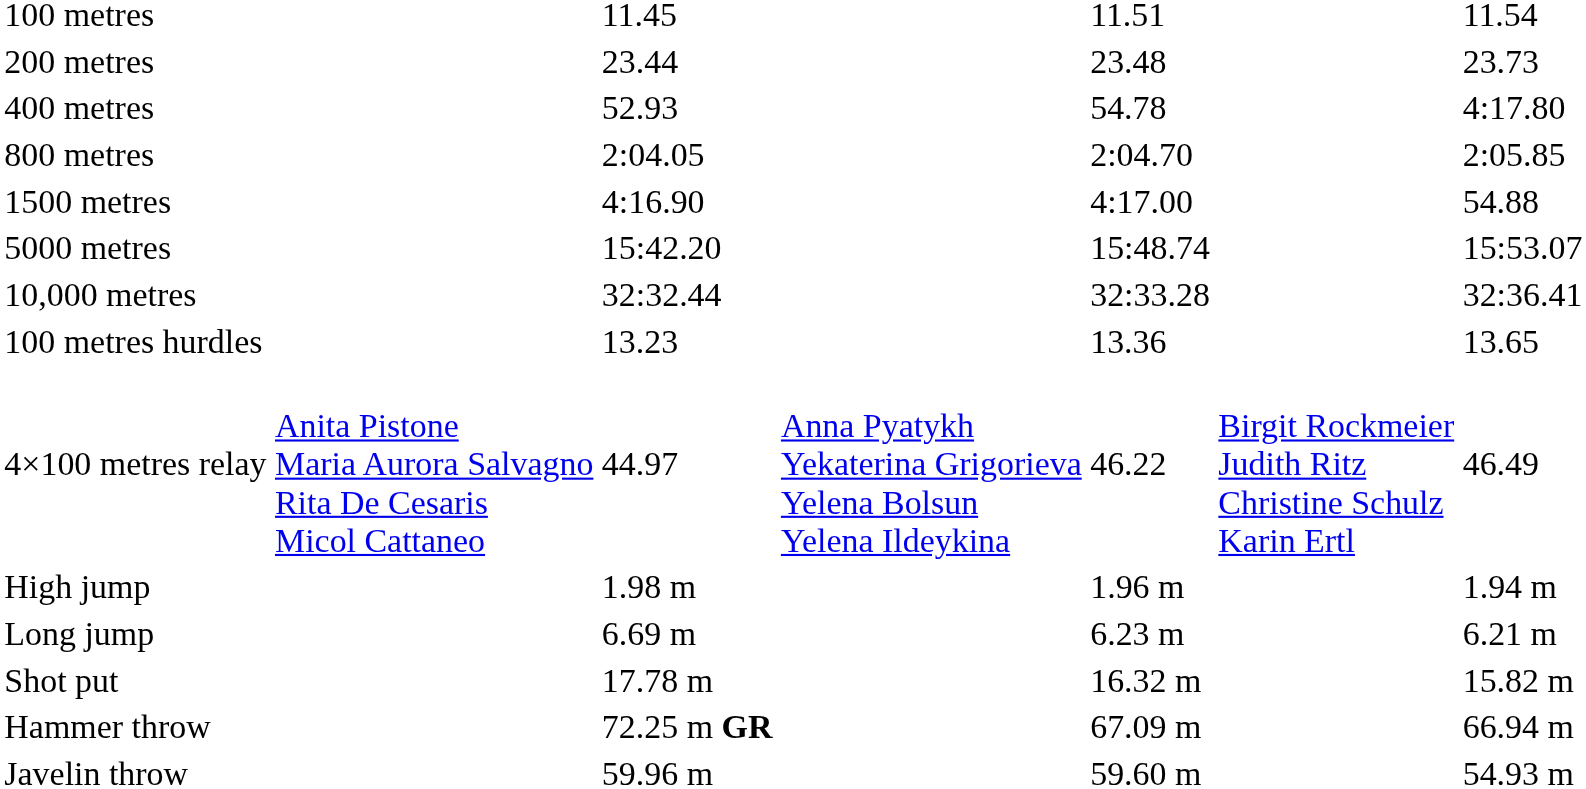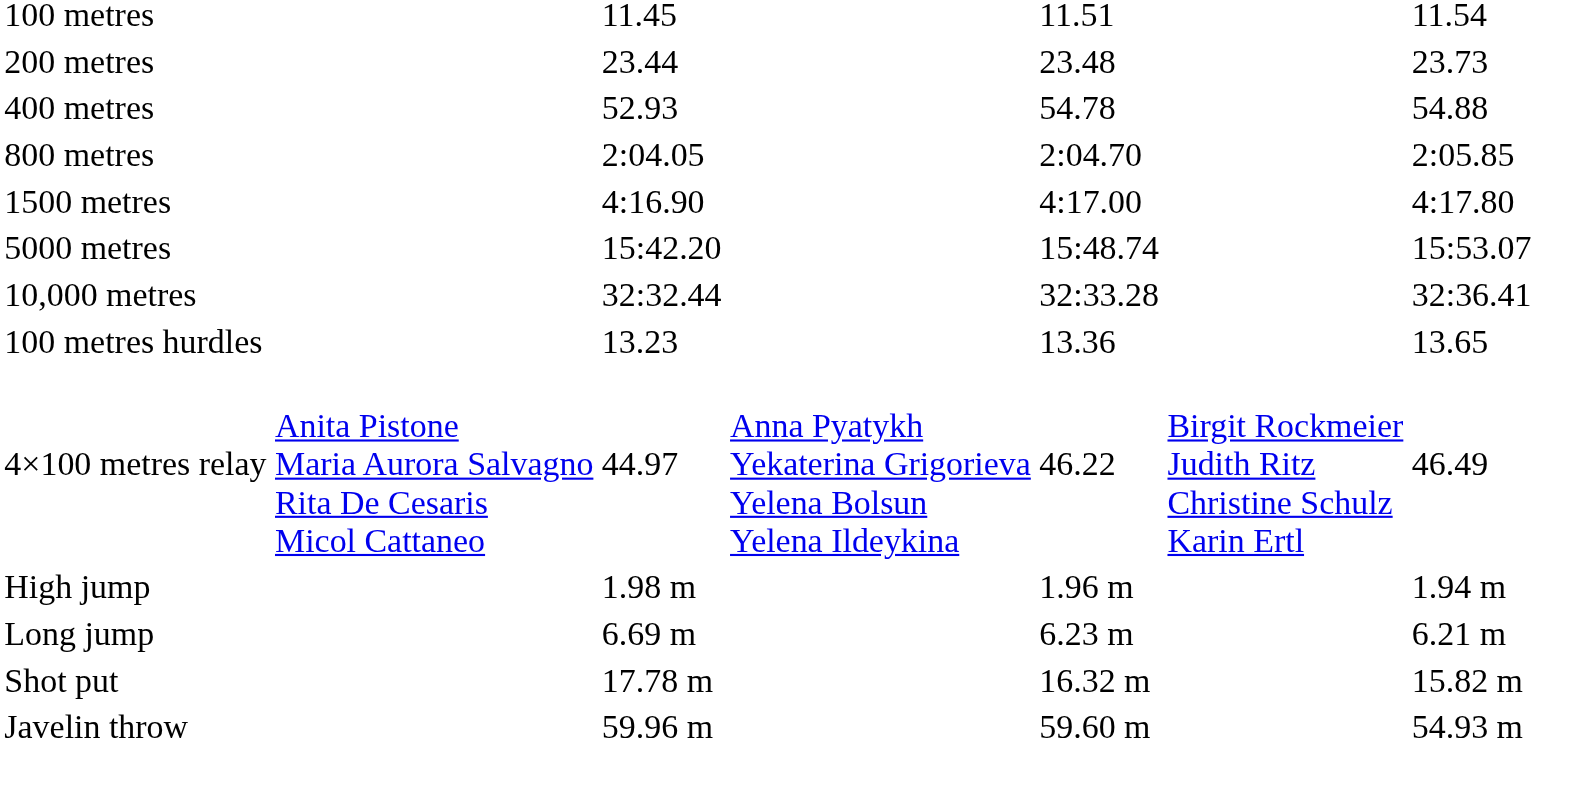(1514, 108) 4:17.80 -> (1450, 108) 54.88
(1501, 201) 54.88 -> (1463, 201) 4:17.80
- row: (108, 727)
